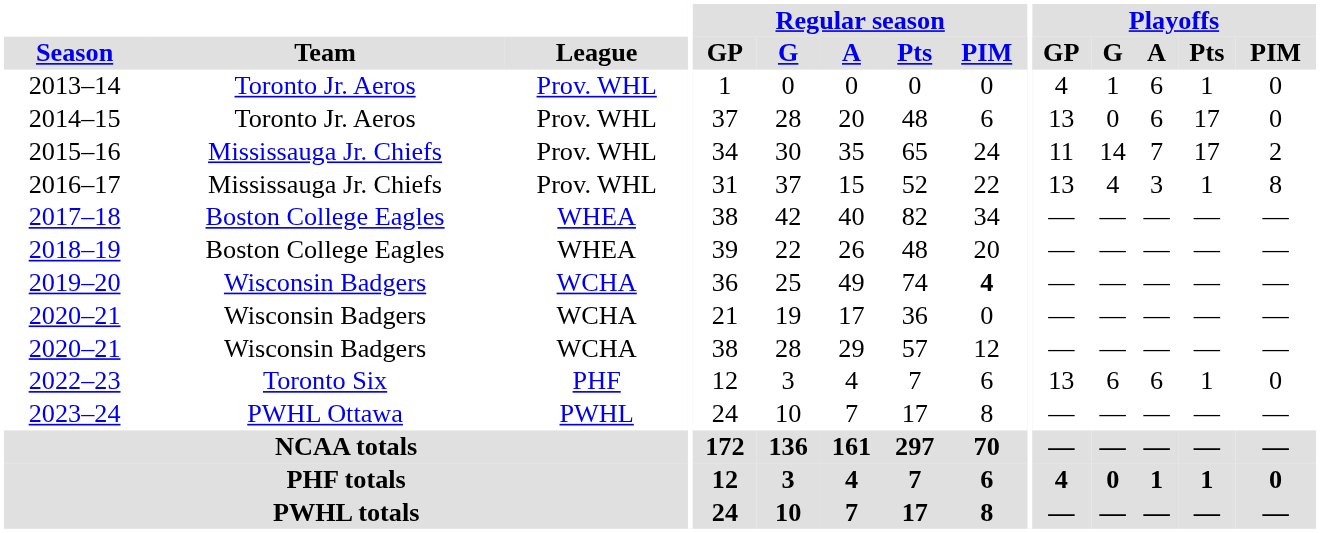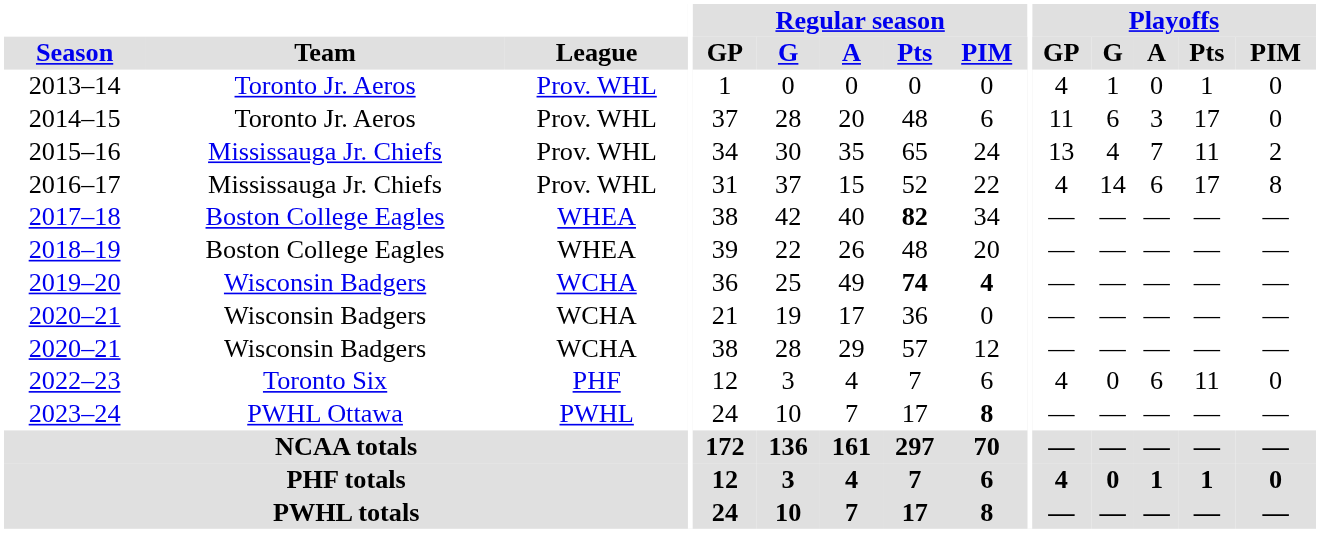(1157, 85) 6 -> (1157, 85) 0
(1061, 118) 13 -> (1061, 118) 11
(1113, 118) 0 -> (1113, 118) 6
(1157, 118) 6 -> (1157, 118) 3
(1061, 151) 11 -> (1061, 151) 13
(1113, 151) 14 -> (1113, 151) 4
(1207, 151) 17 -> (1207, 151) 11
(1061, 184) 13 -> (1061, 184) 4
(1113, 184) 4 -> (1113, 184) 14
(1157, 184) 3 -> (1157, 184) 6
(1207, 184) 1 -> (1207, 184) 17
(915, 216) normal -> (915, 216) bold
(915, 282) normal -> (915, 282) bold
(1061, 380) 13 -> (1061, 380) 4
(1113, 380) 6 -> (1113, 380) 0
(1207, 380) 1 -> (1207, 380) 11
(987, 413) normal -> (987, 413) bold
